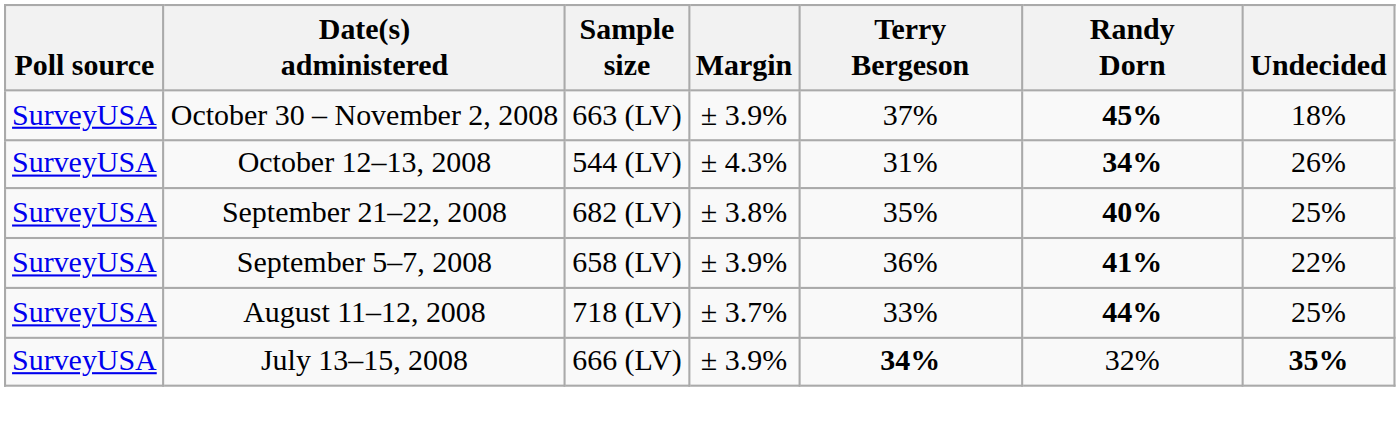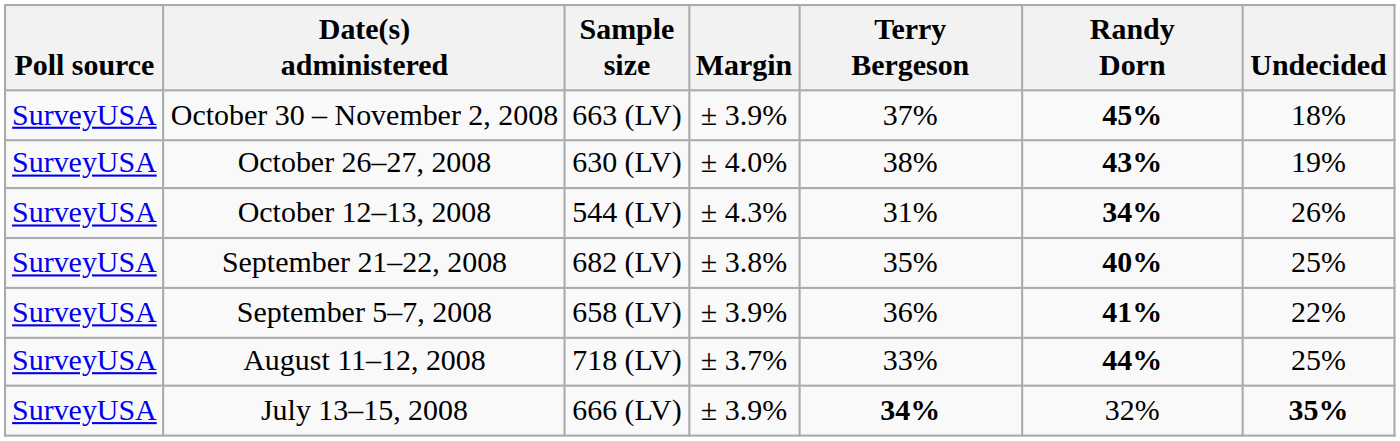+ row: (364, 163)
